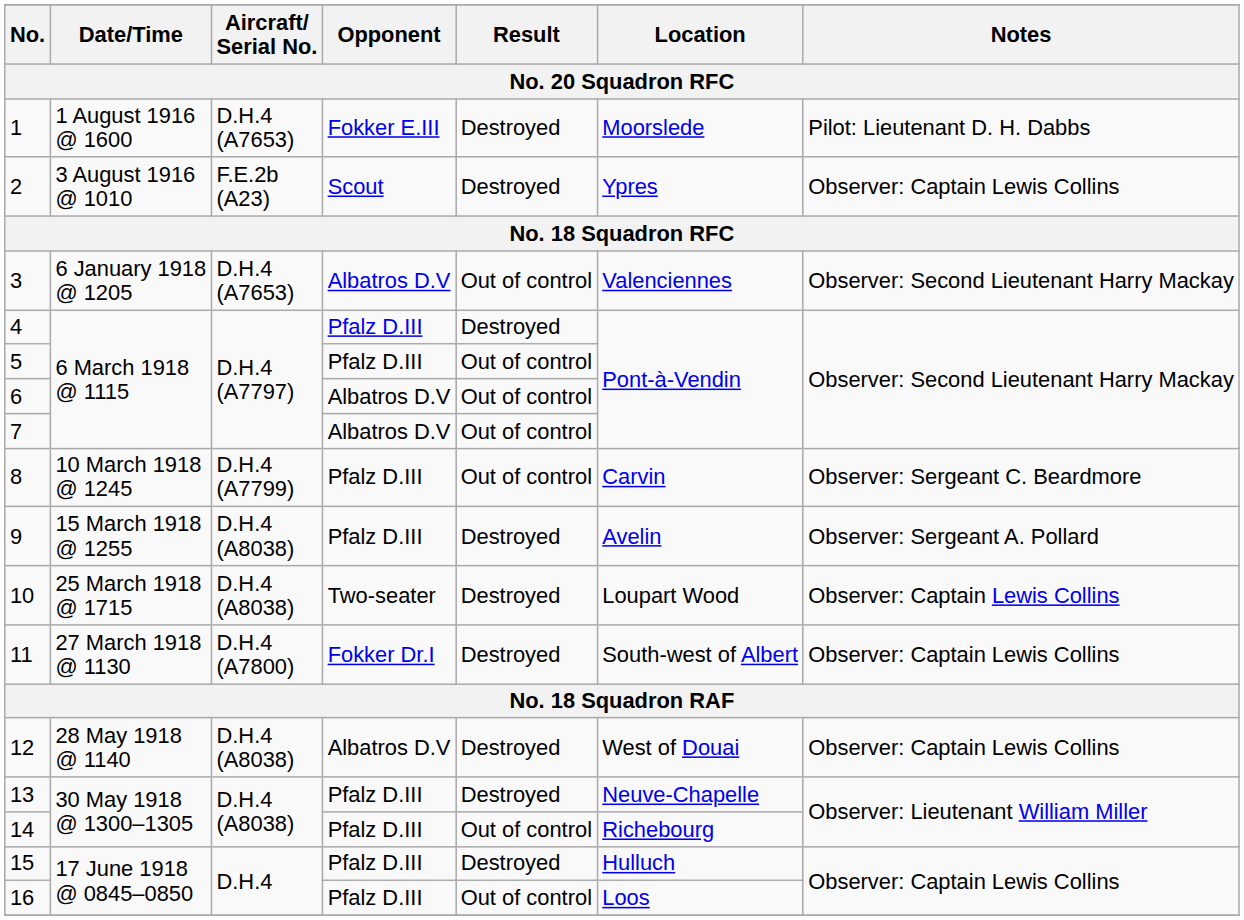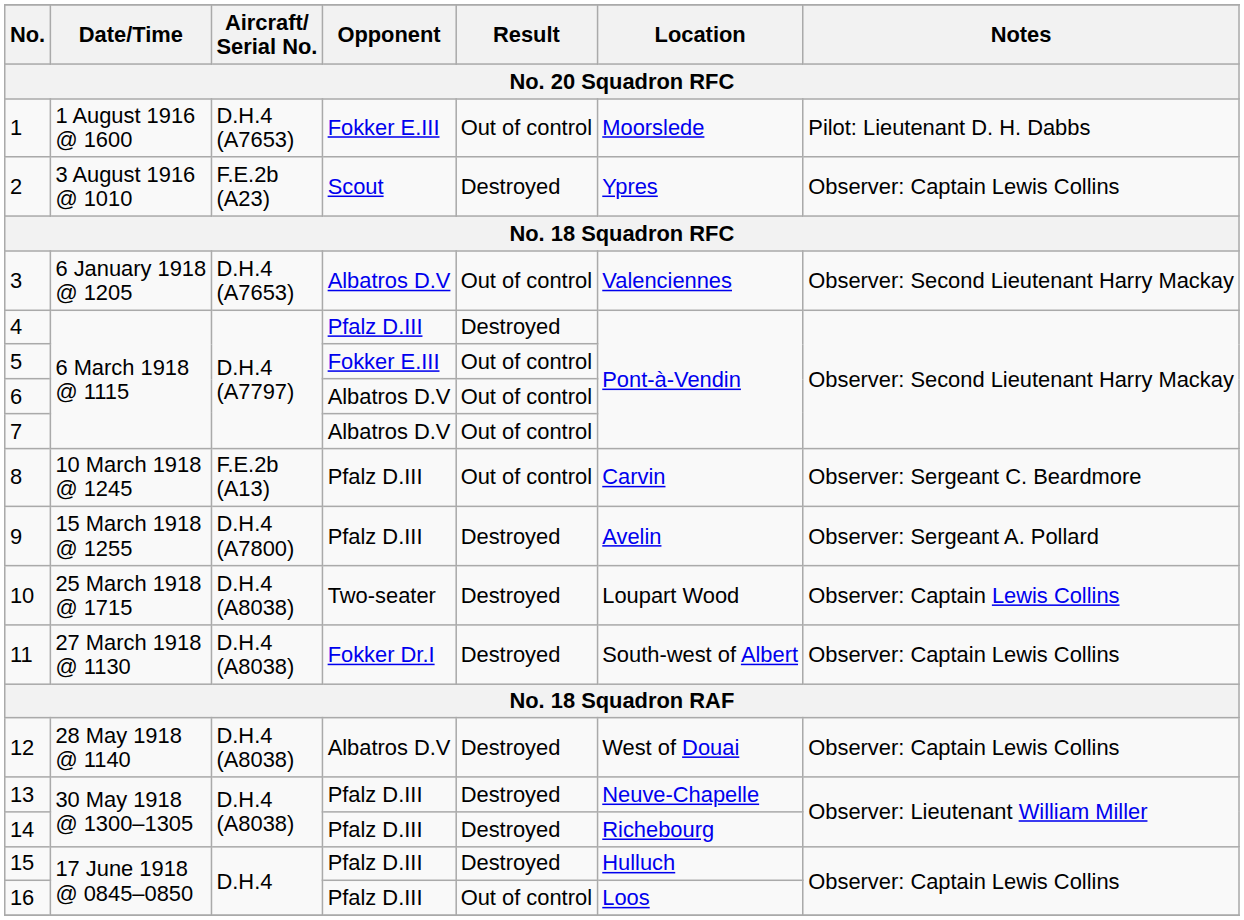(511, 128) Destroyed -> (526, 128) Out of control
(375, 362) Pfalz D.III -> (384, 362) Fokker E.III
(255, 478) D.H.4 (A7799) -> (247, 478) F.E.2b (A13)
(255, 537) D.H.4 (A8038) -> (255, 537) D.H.4 (A7800)
(255, 654) D.H.4 (A7800) -> (255, 654) D.H.4 (A8038)
(526, 829) Out of control -> (511, 829) Destroyed
